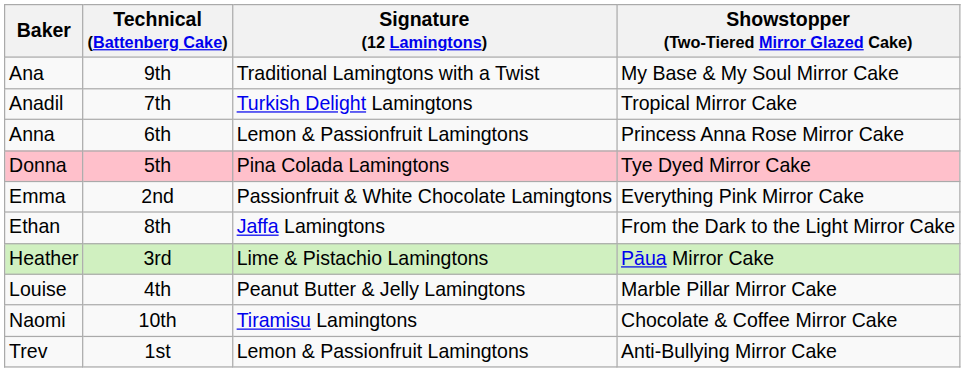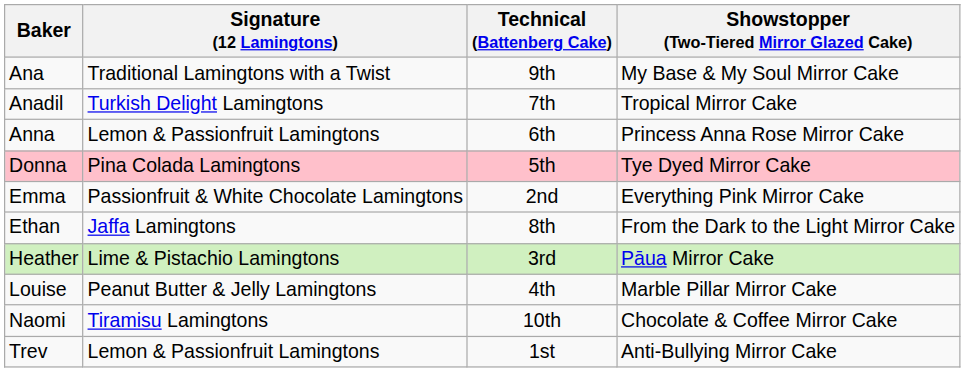columns swapped: (424, 30) <-> (158, 30)
